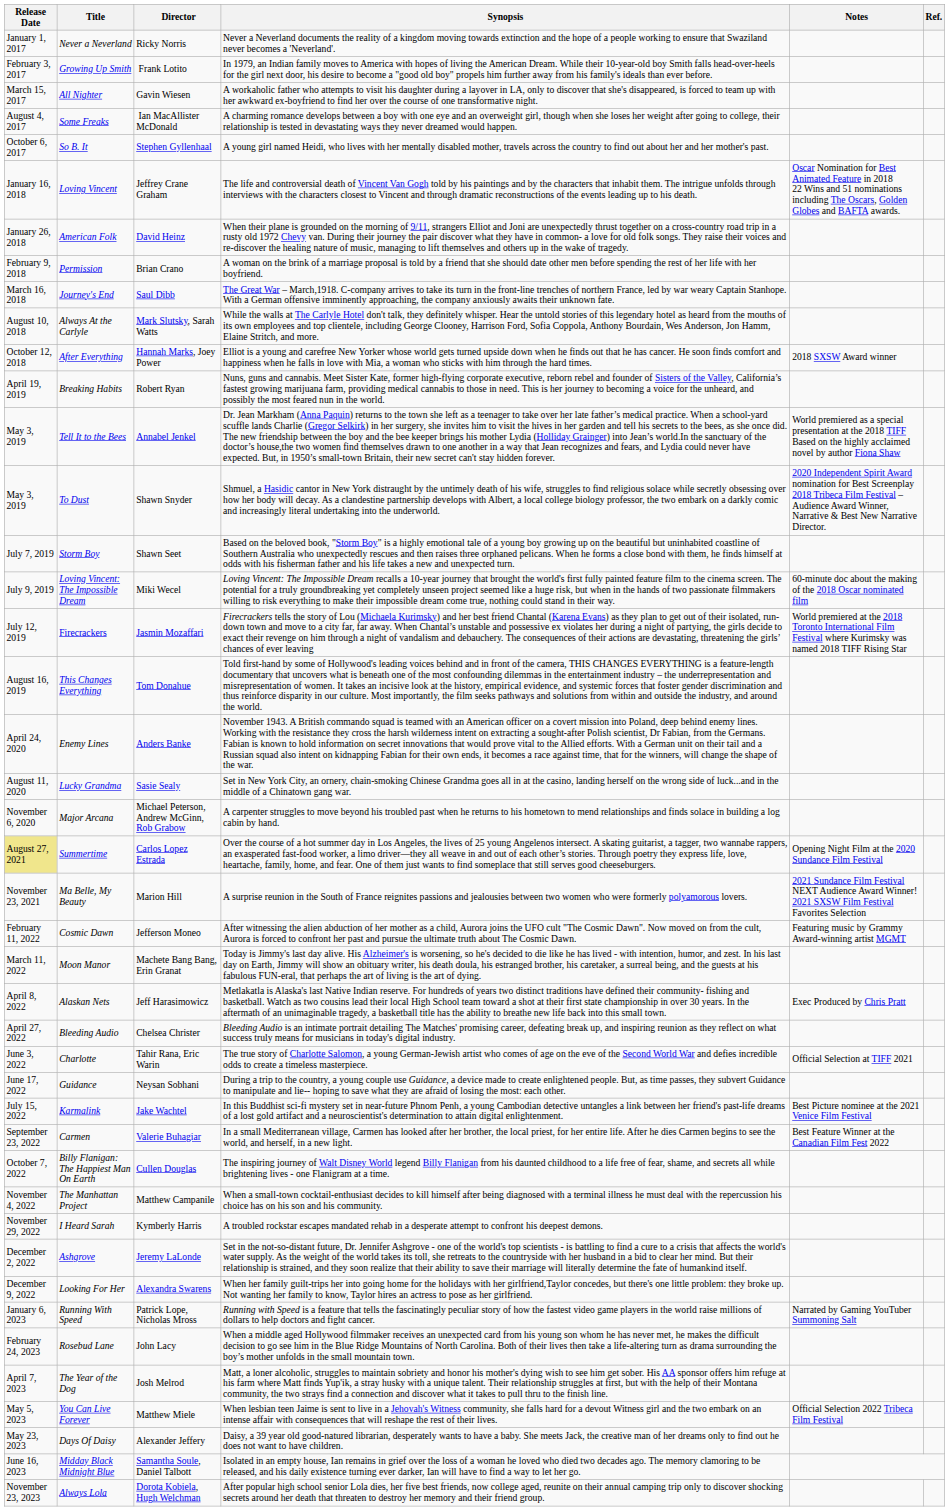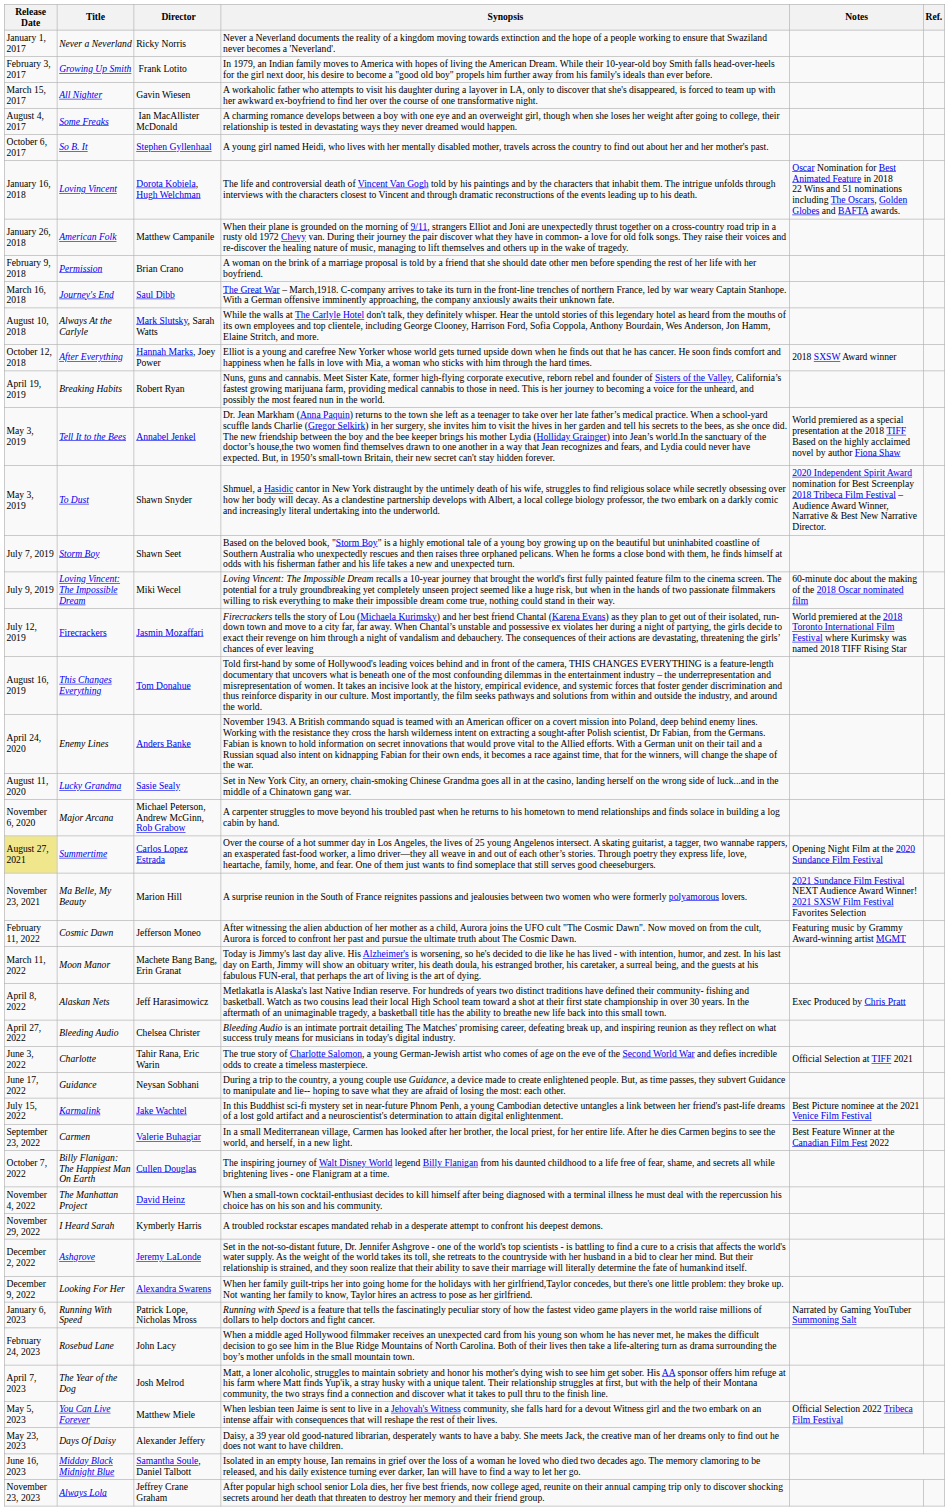(162, 189) Jeffrey Crane Graham -> (168, 189) Dorota Kobiela, Hugh Welchman
(161, 237) David Heinz -> (175, 237) Matthew Campanile
(175, 1200) Matthew Campanile -> (161, 1200) David Heinz
(168, 1492) Dorota Kobiela, Hugh Welchman -> (162, 1492) Jeffrey Crane Graham
